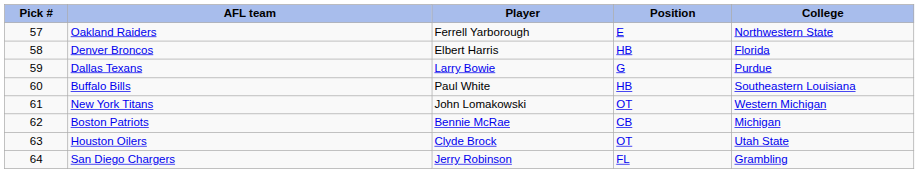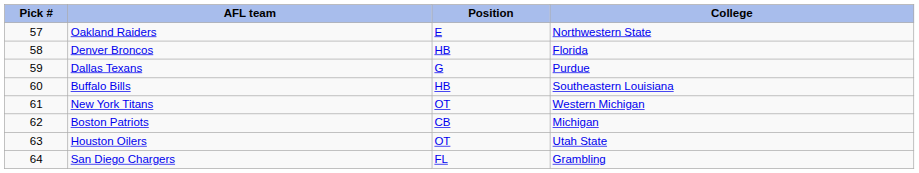- column: (523, 13)
